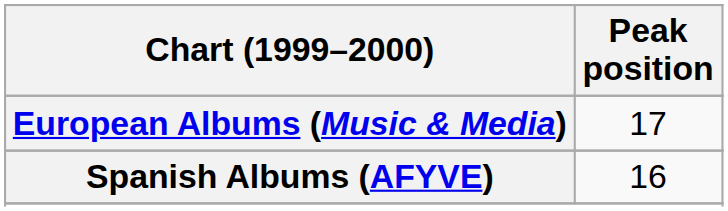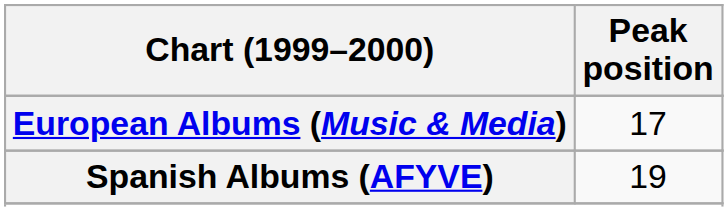(648, 176) 16 -> (648, 176) 19
